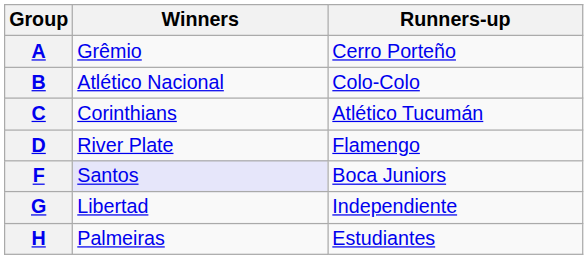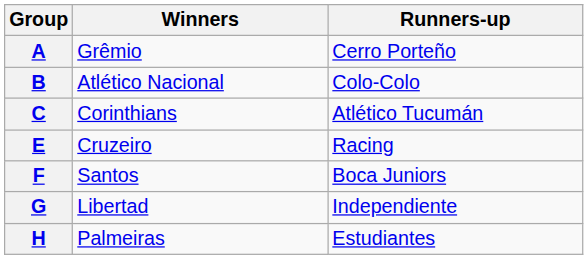- row: (39, 144)
+ row: (39, 144)
(108, 176) lavender background -> (108, 176) no background
